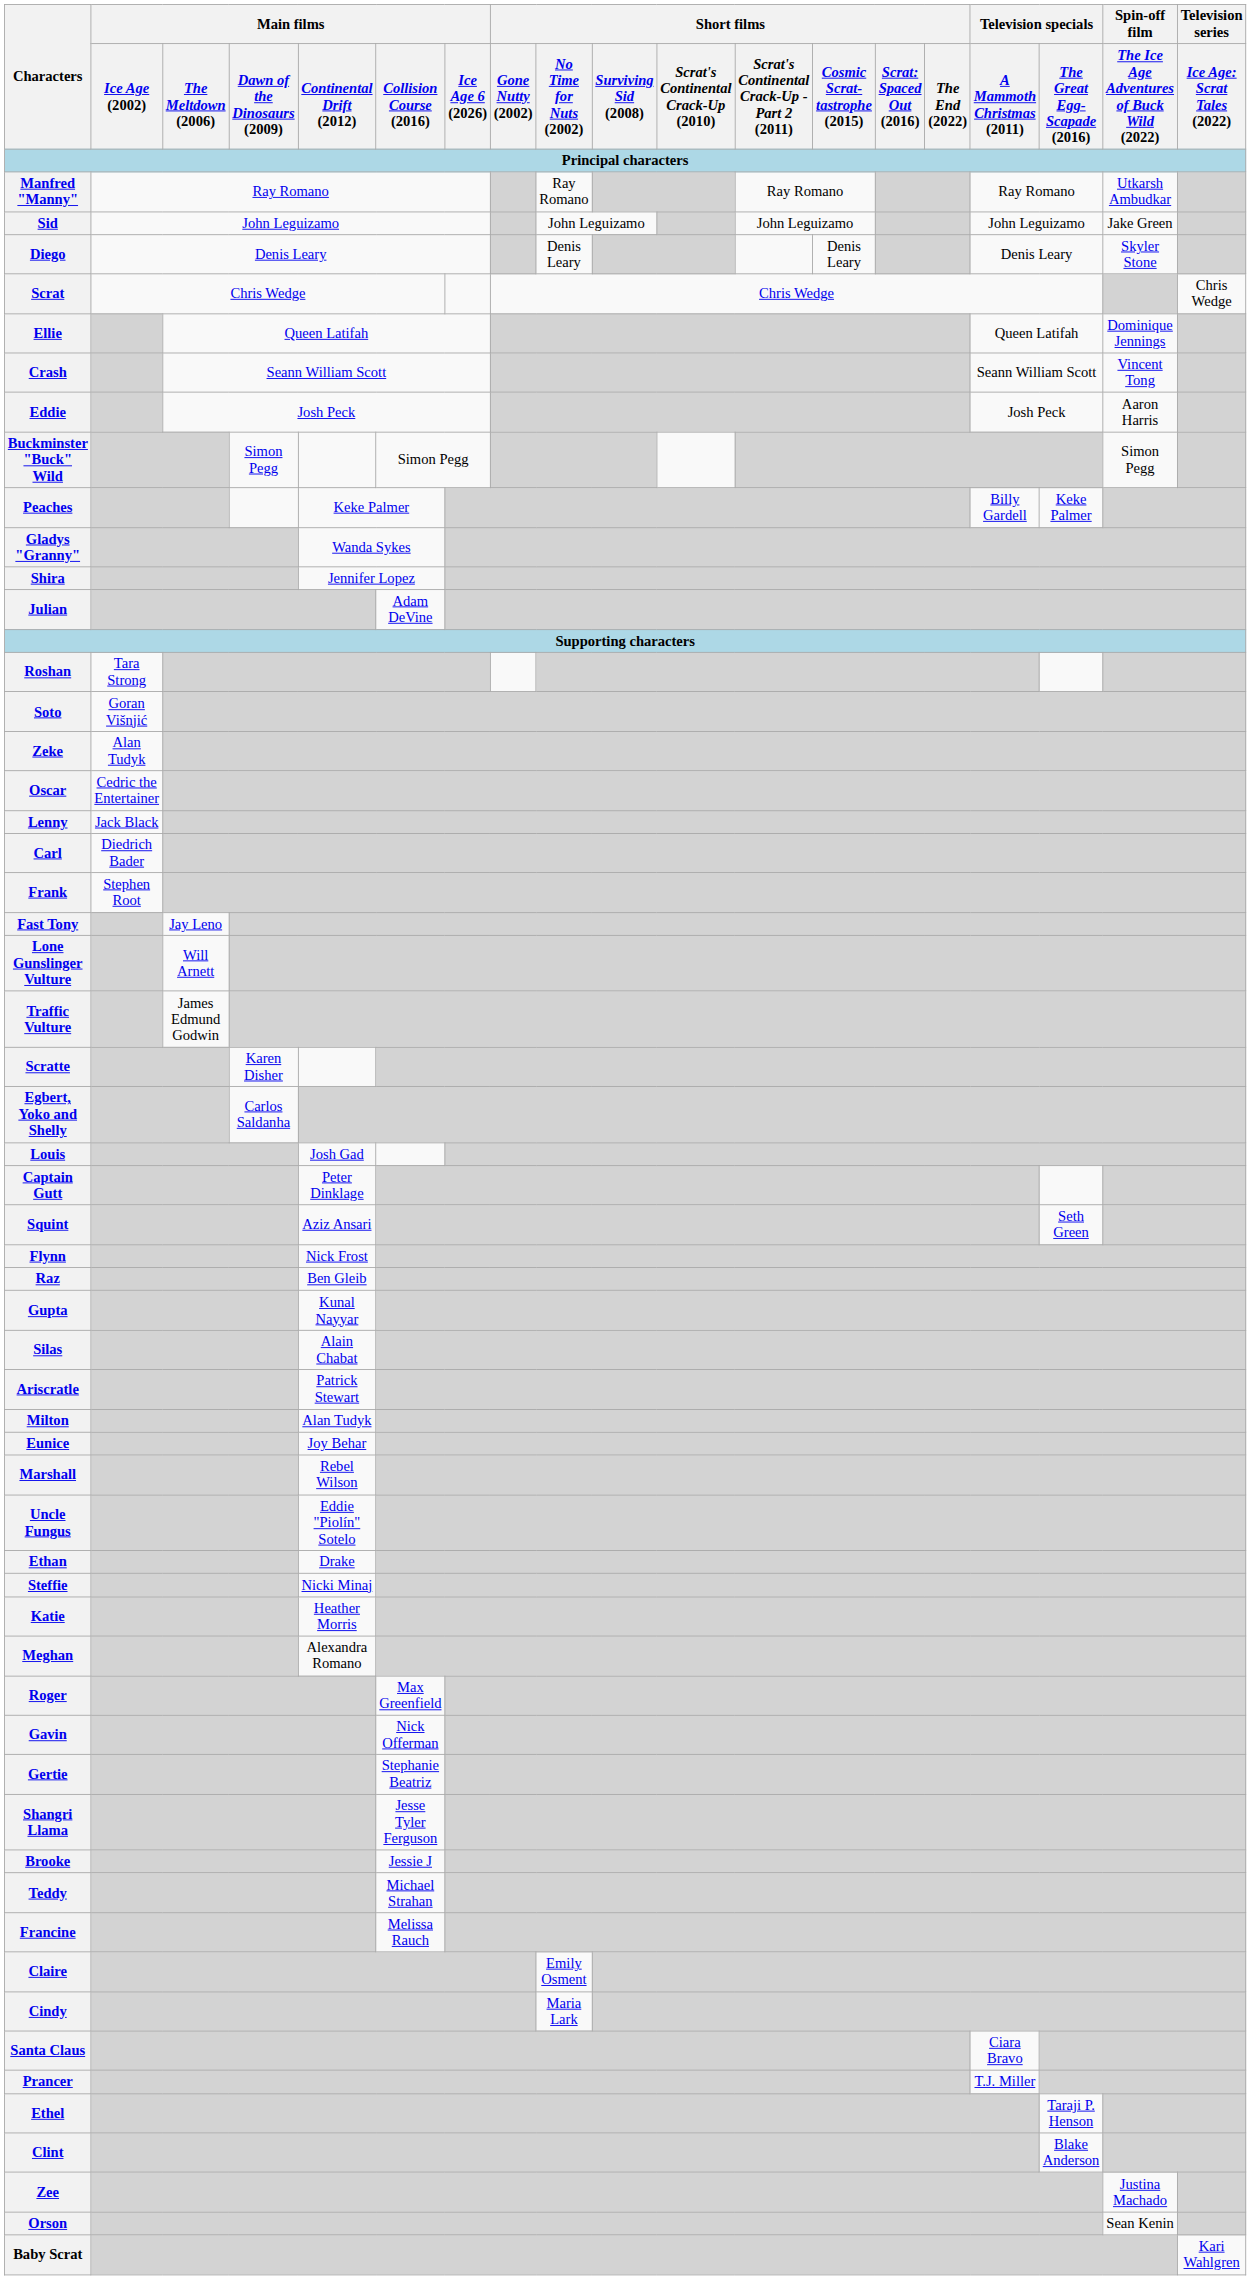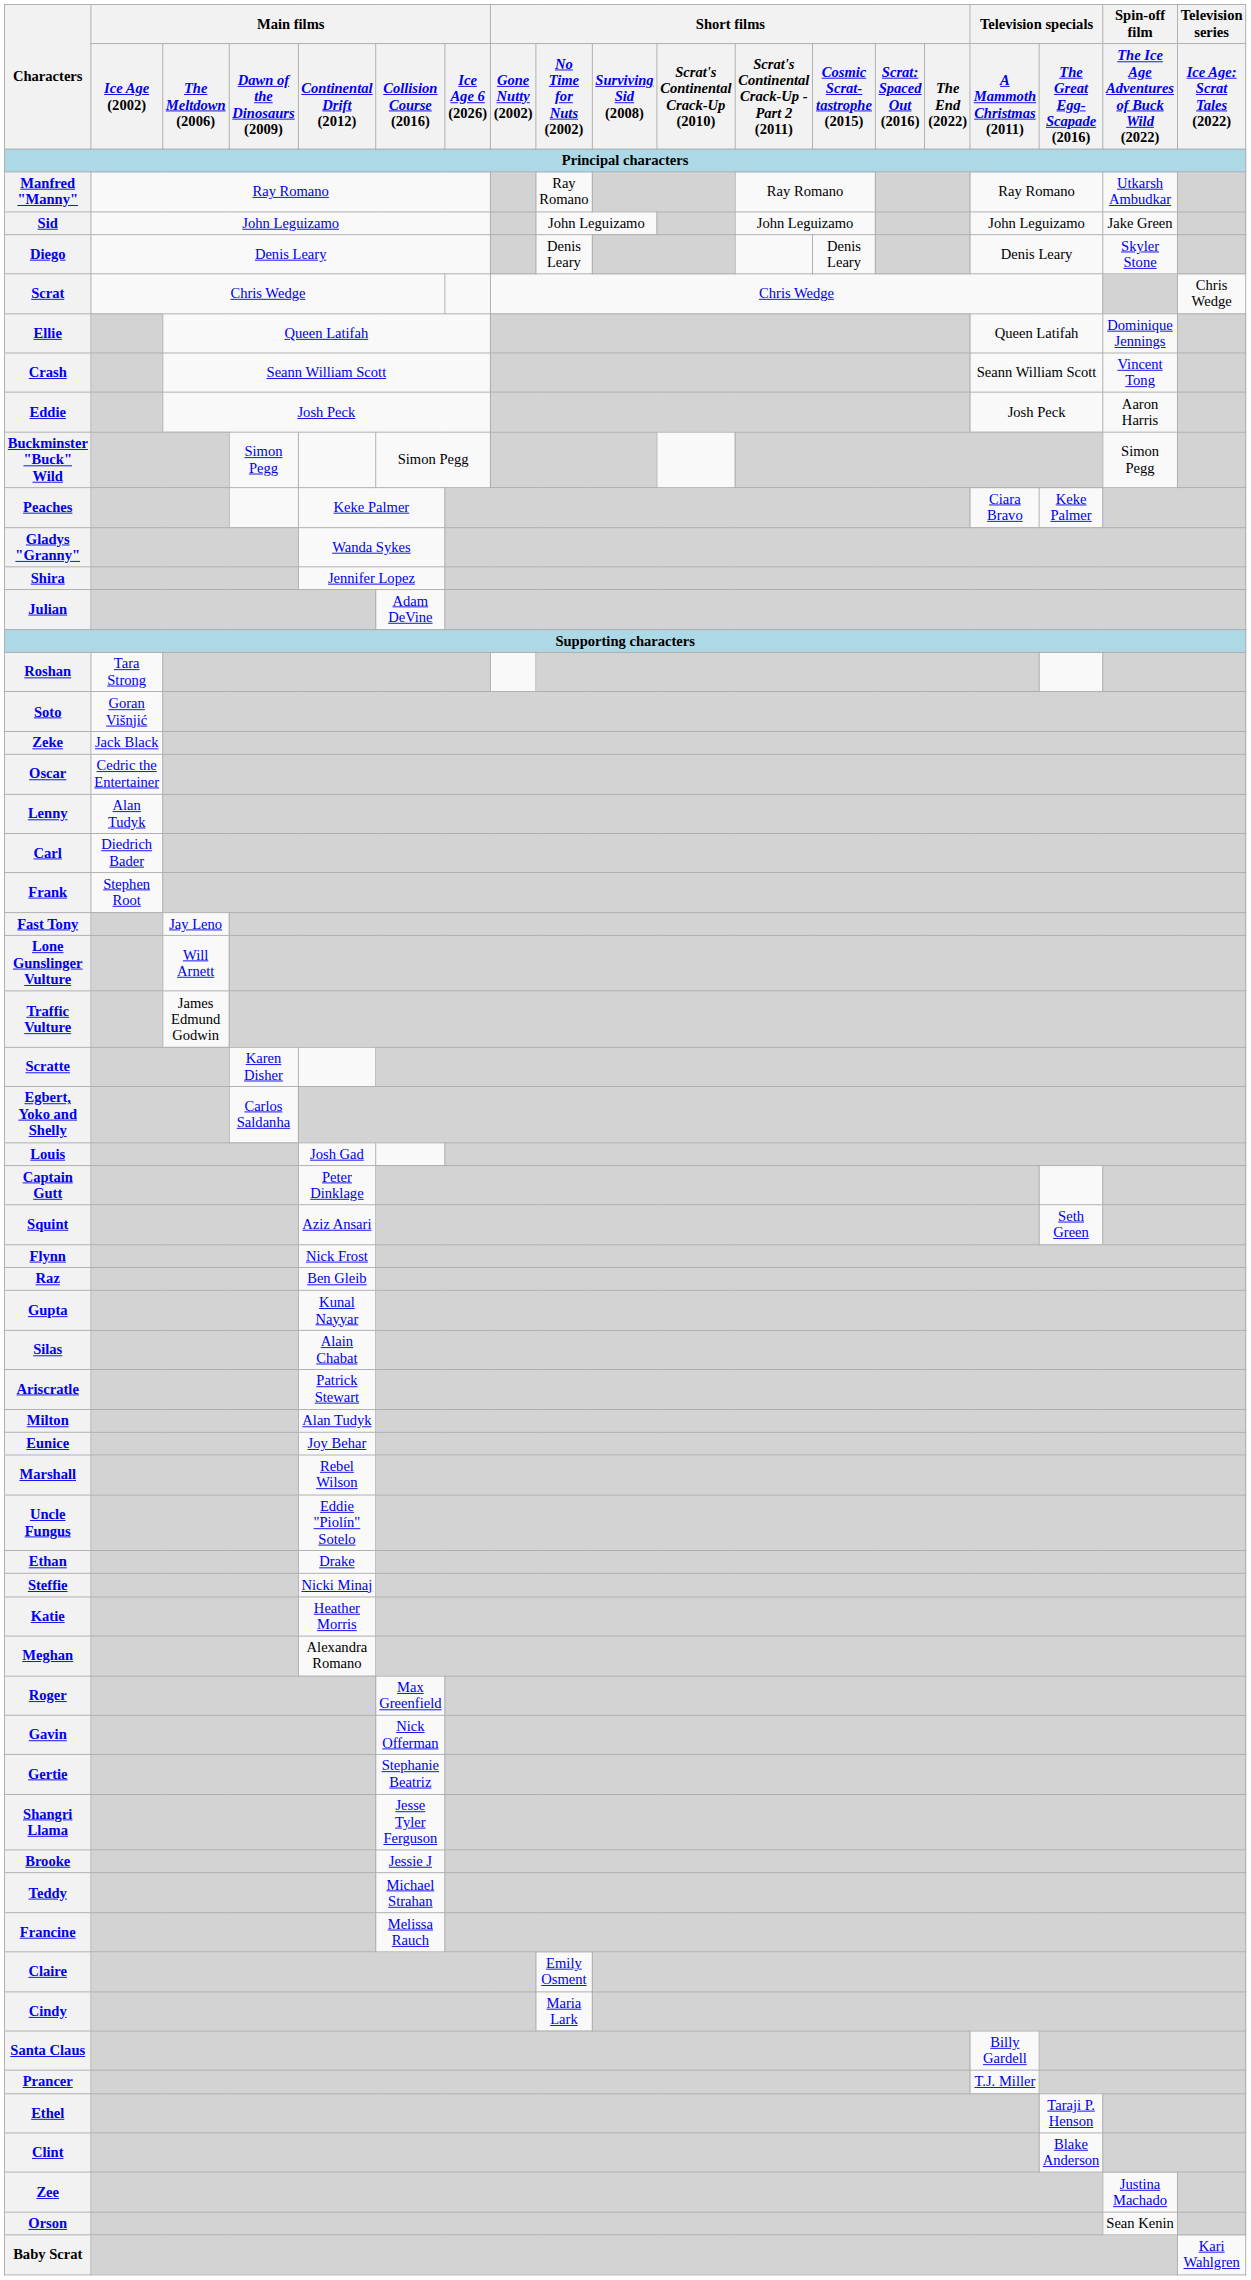(1005, 507) Billy Gardell -> (1005, 507) Ciara Bravo
(127, 751) Alan Tudyk -> (127, 742) Jack Black
(127, 821) Jack Black -> (127, 813) Alan Tudyk
(1005, 2050) Ciara Bravo -> (1005, 2050) Billy Gardell
